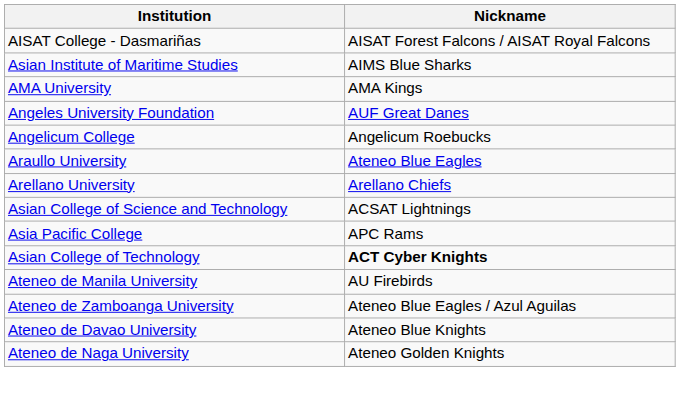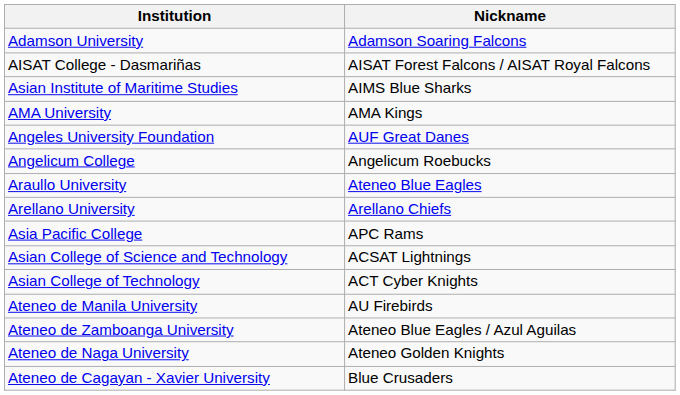+ row: (76, 40)
rows swapped: (75, 233) <-> (148, 209)
(418, 257) bold -> (413, 281) normal
- row: (102, 329)
+ row: (139, 378)
